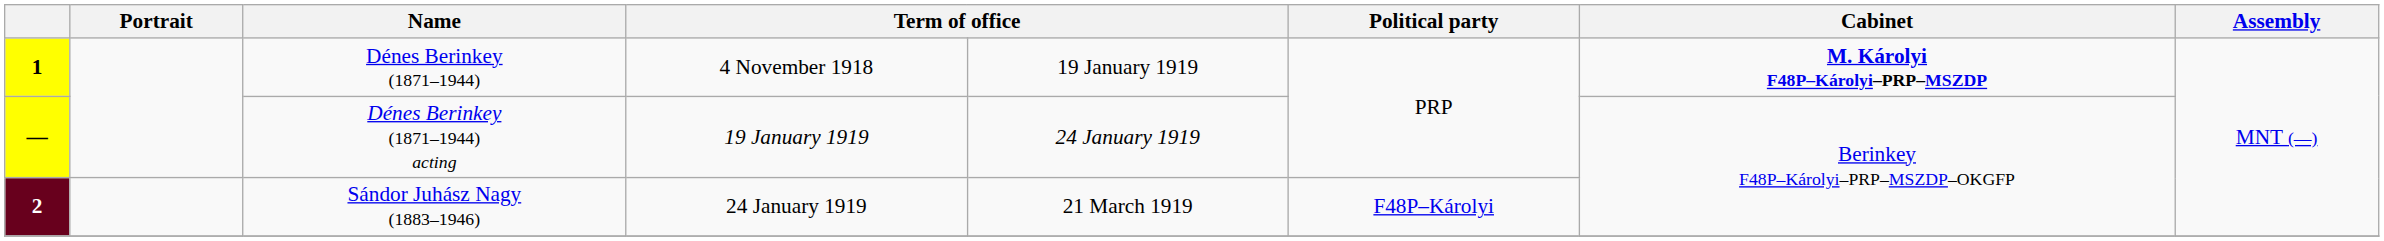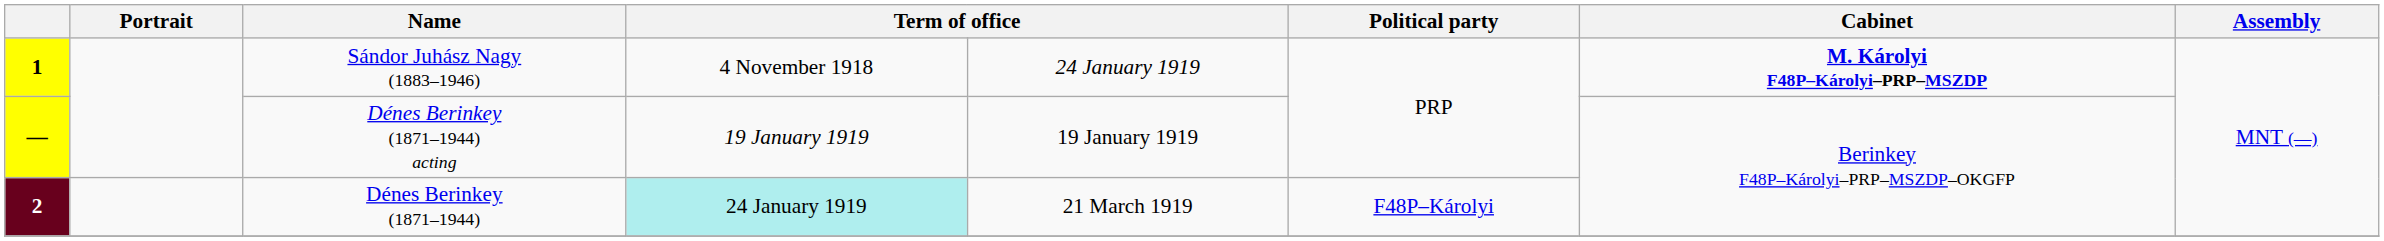(434, 67) Dénes Berinkey (1871–1944) -> (434, 67) Sándor Juhász Nagy (1883–1946)
(1128, 67) 19 January 1919 -> (1128, 67) 24 January 1919
(1128, 136) 24 January 1919 -> (1128, 136) 19 January 1919
(434, 206) Sándor Juhász Nagy (1883–1946) -> (434, 206) Dénes Berinkey (1871–1944)
(796, 206) no background -> (796, 206) paleturquoise background
